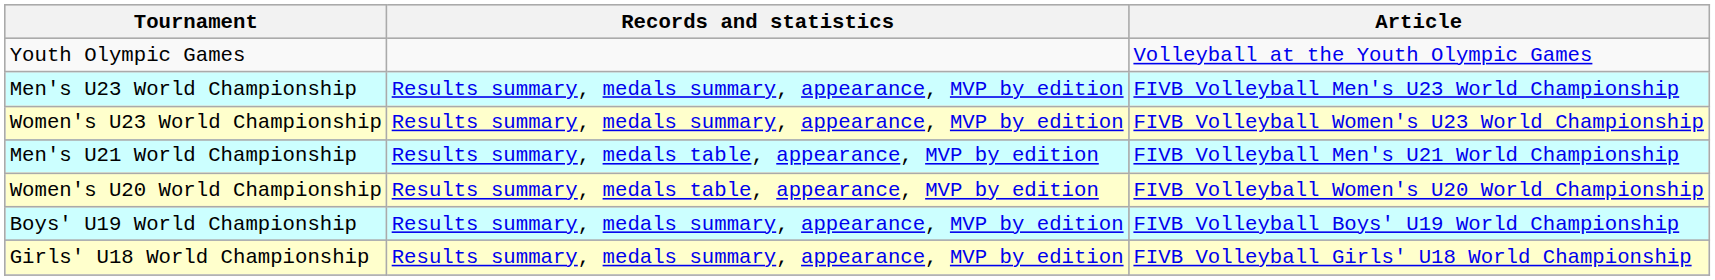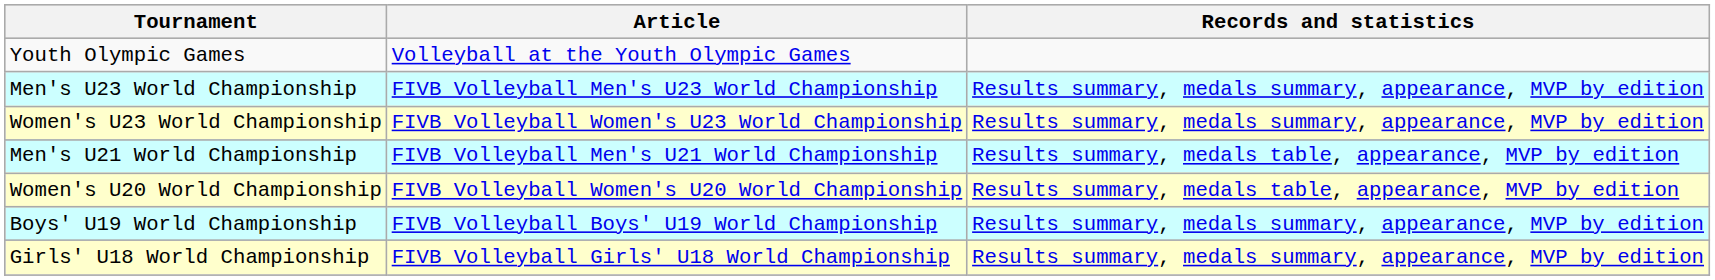columns swapped: (1419, 22) <-> (758, 22)
